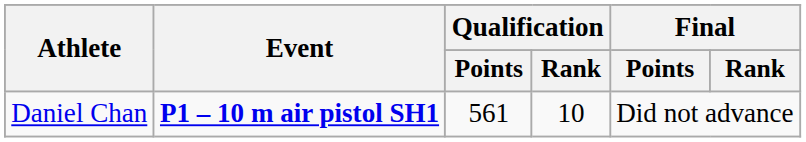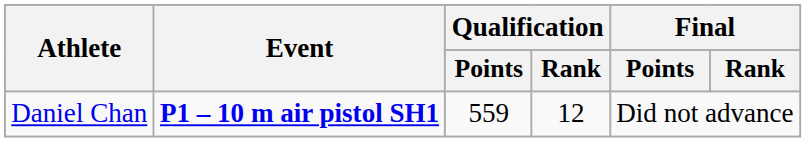(489, 114) 561 -> (489, 114) 559
(571, 114) 10 -> (571, 114) 12
